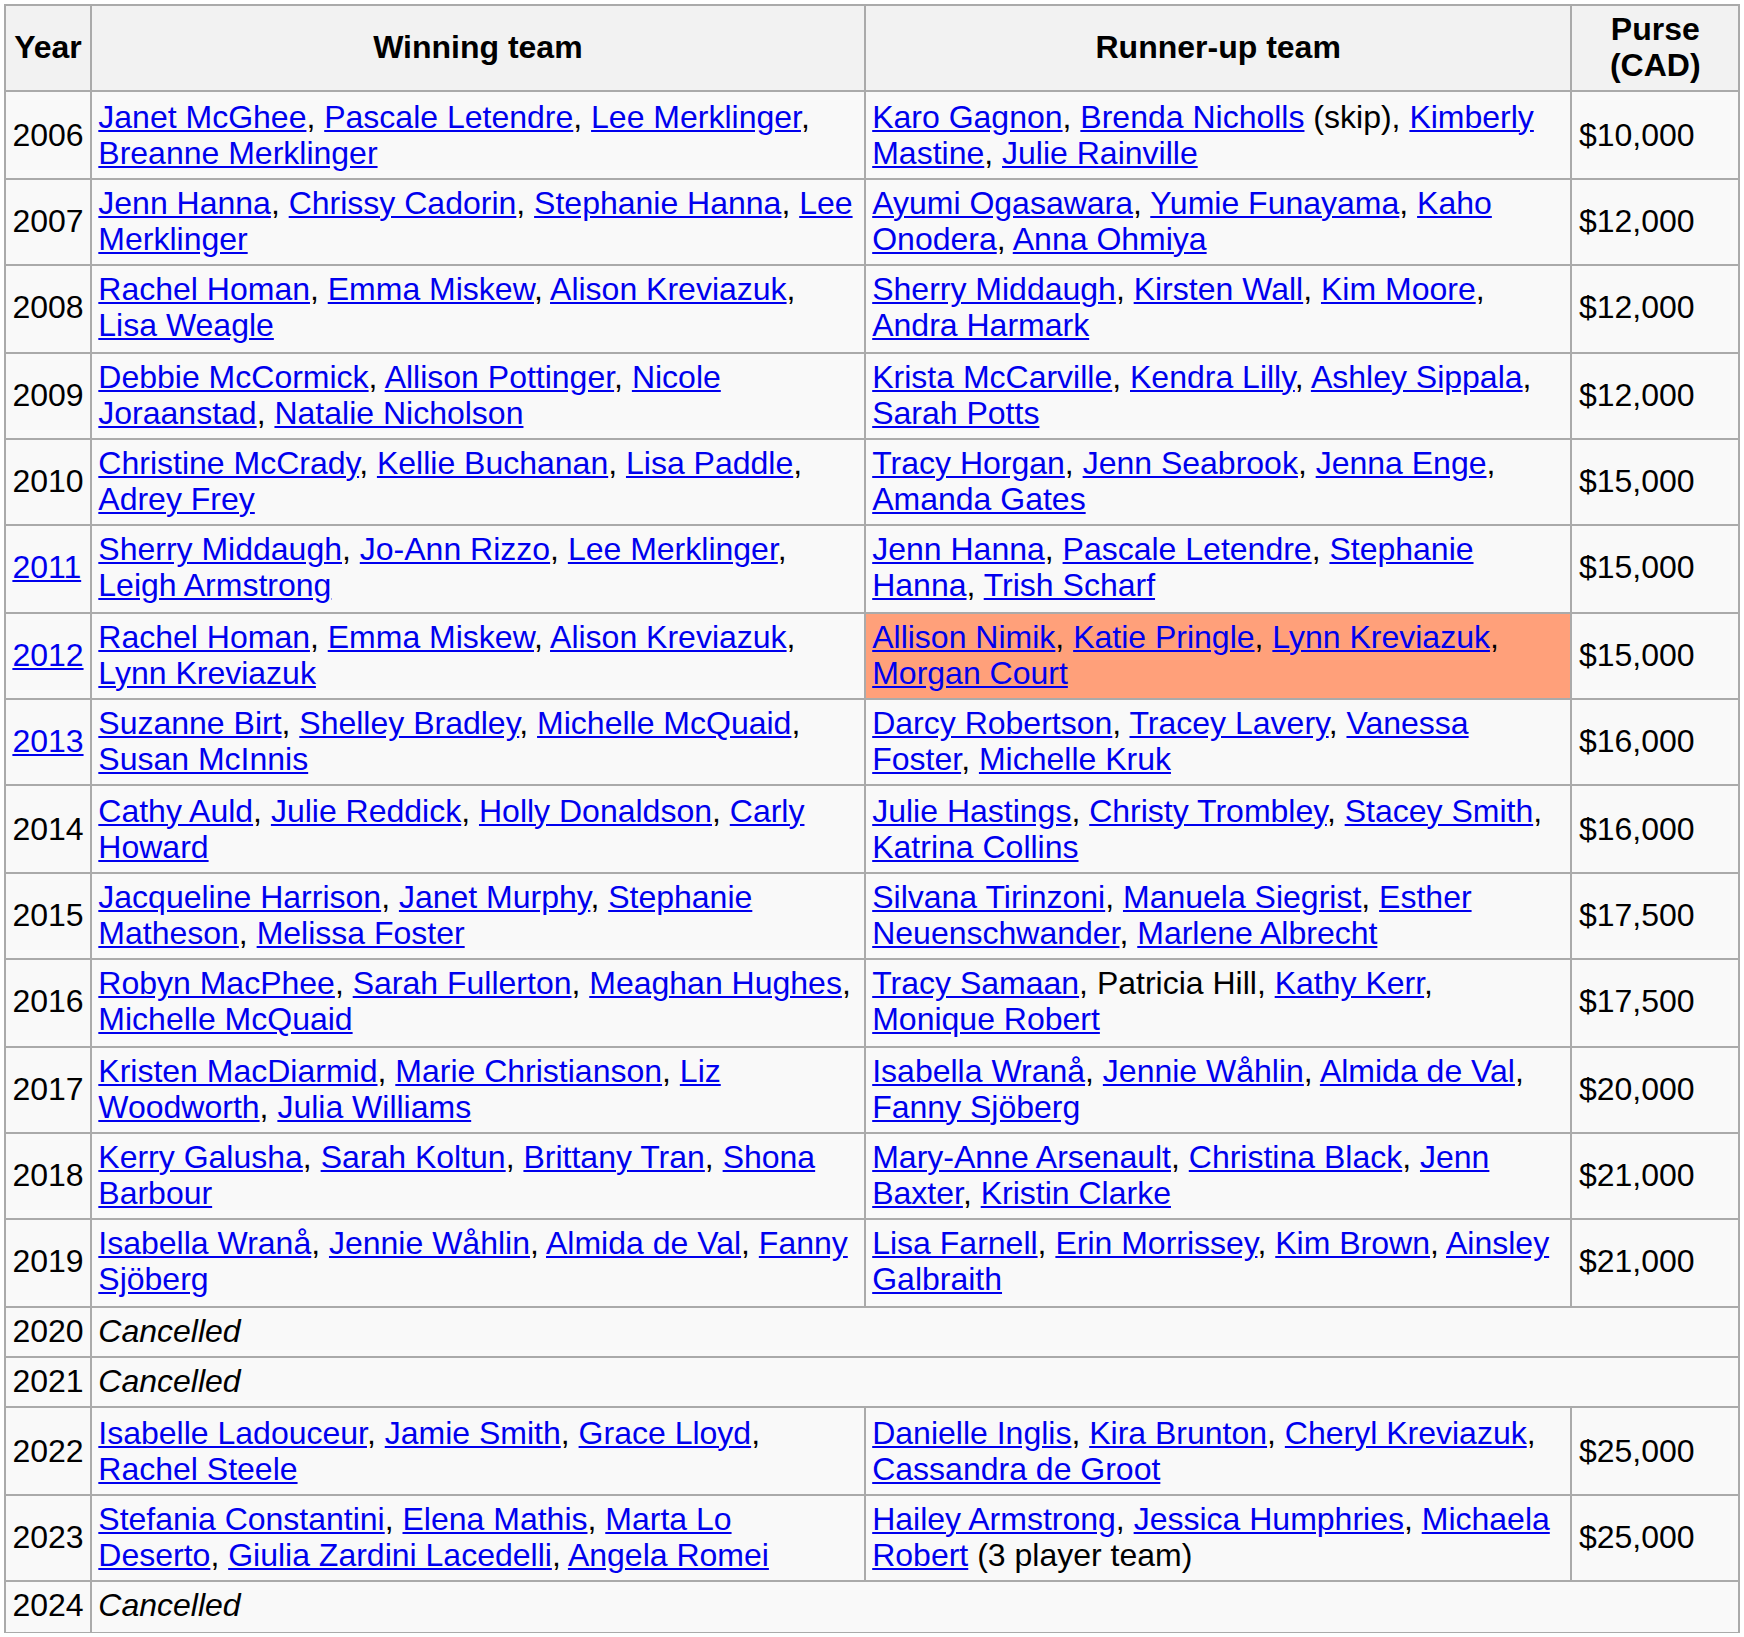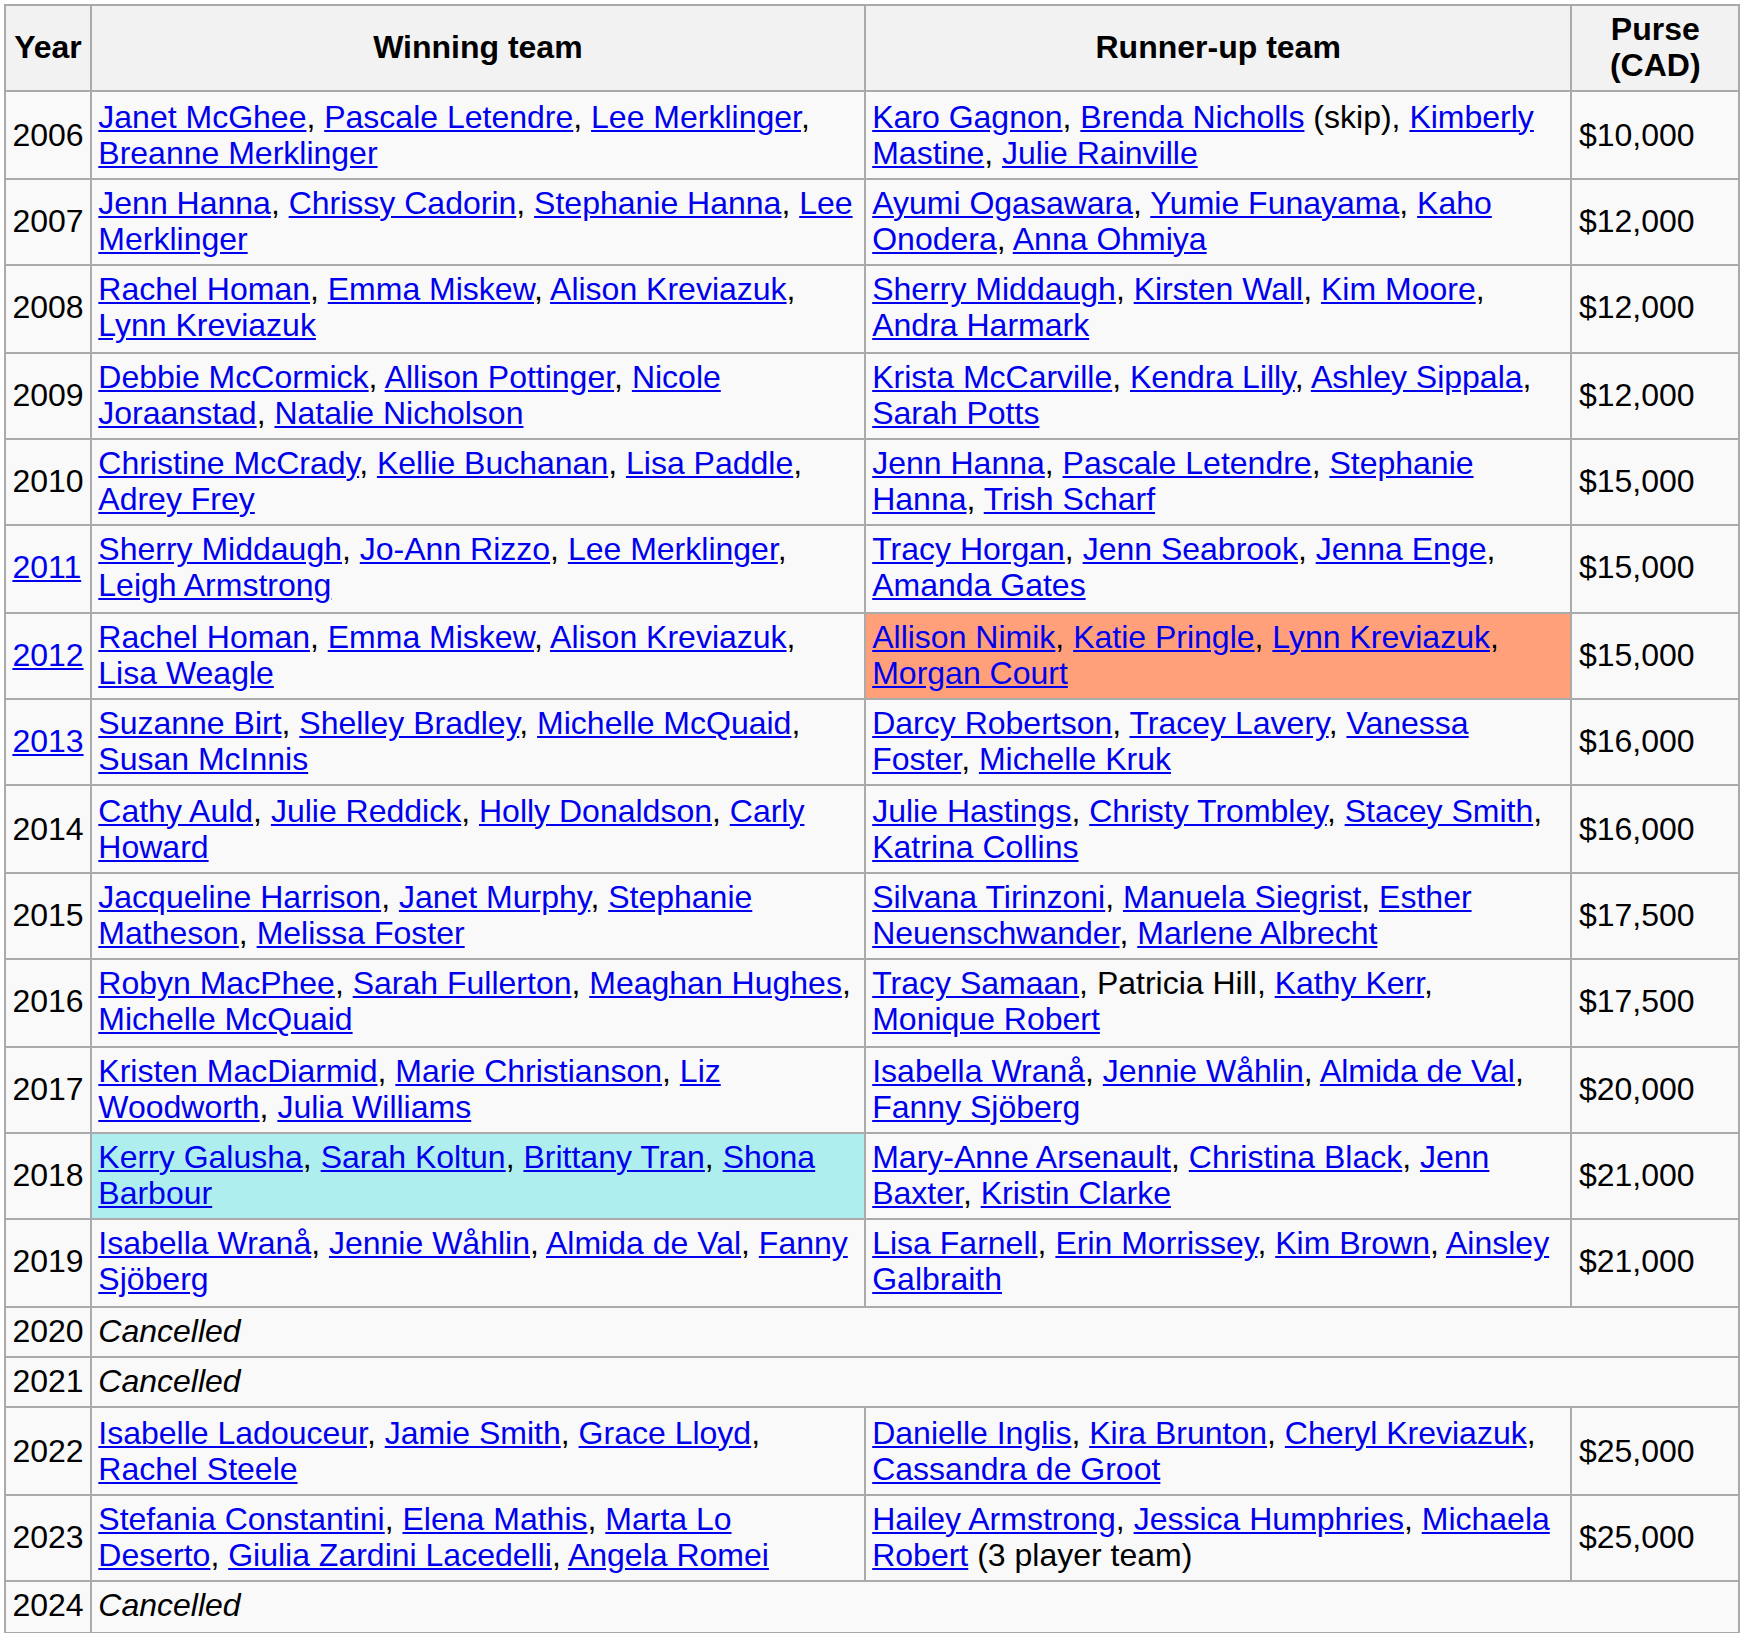(447, 308) Rachel Homan, Emma Miskew, Alison Kreviazuk, Lisa Weagle -> (447, 308) Rachel Homan, Emma Miskew, Alison Kreviazuk, Lynn Kreviazuk
(1184, 481) Tracy Horgan, Jenn Seabrook, Jenna Enge, Amanda Gates -> (1173, 481) Jenn Hanna, Pascale Letendre, Stephanie Hanna, Trish Scharf
(1173, 568) Jenn Hanna, Pascale Letendre, Stephanie Hanna, Trish Scharf -> (1184, 568) Tracy Horgan, Jenn Seabrook, Jenna Enge, Amanda Gates
(447, 655) Rachel Homan, Emma Miskew, Alison Kreviazuk, Lynn Kreviazuk -> (447, 655) Rachel Homan, Emma Miskew, Alison Kreviazuk, Lisa Weagle
(457, 1175) no background -> (457, 1175) paleturquoise background
